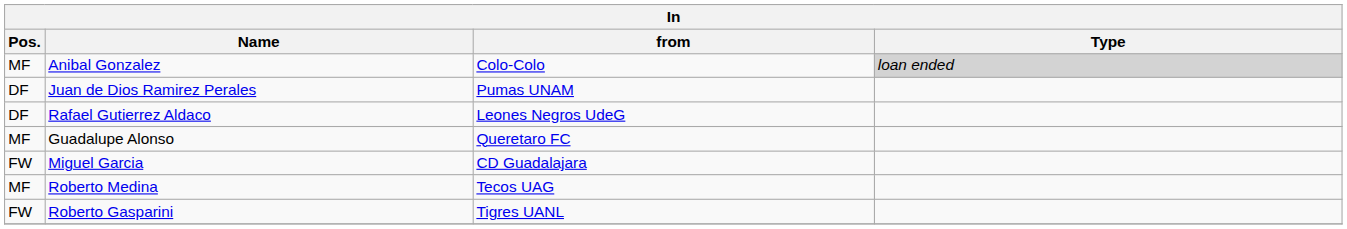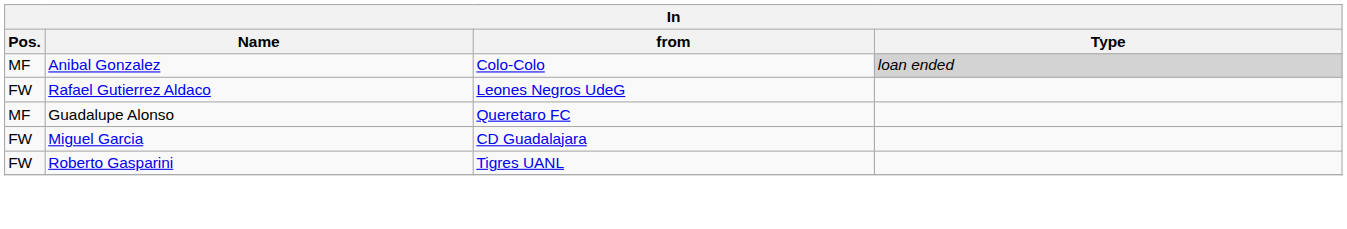- row: (152, 90)
(18, 114) DF -> (20, 90) FW
- row: (103, 187)
